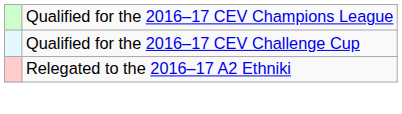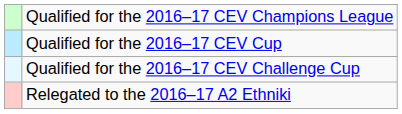+ row: (154, 43)
